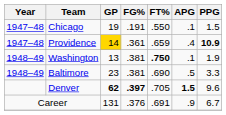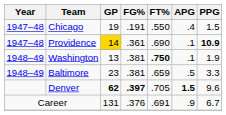(191, 27) .1 -> (191, 27) .4
(160, 42) .659 -> (160, 42) .690
(191, 42) .4 -> (191, 42) .1
(160, 73) .690 -> (160, 73) .659
